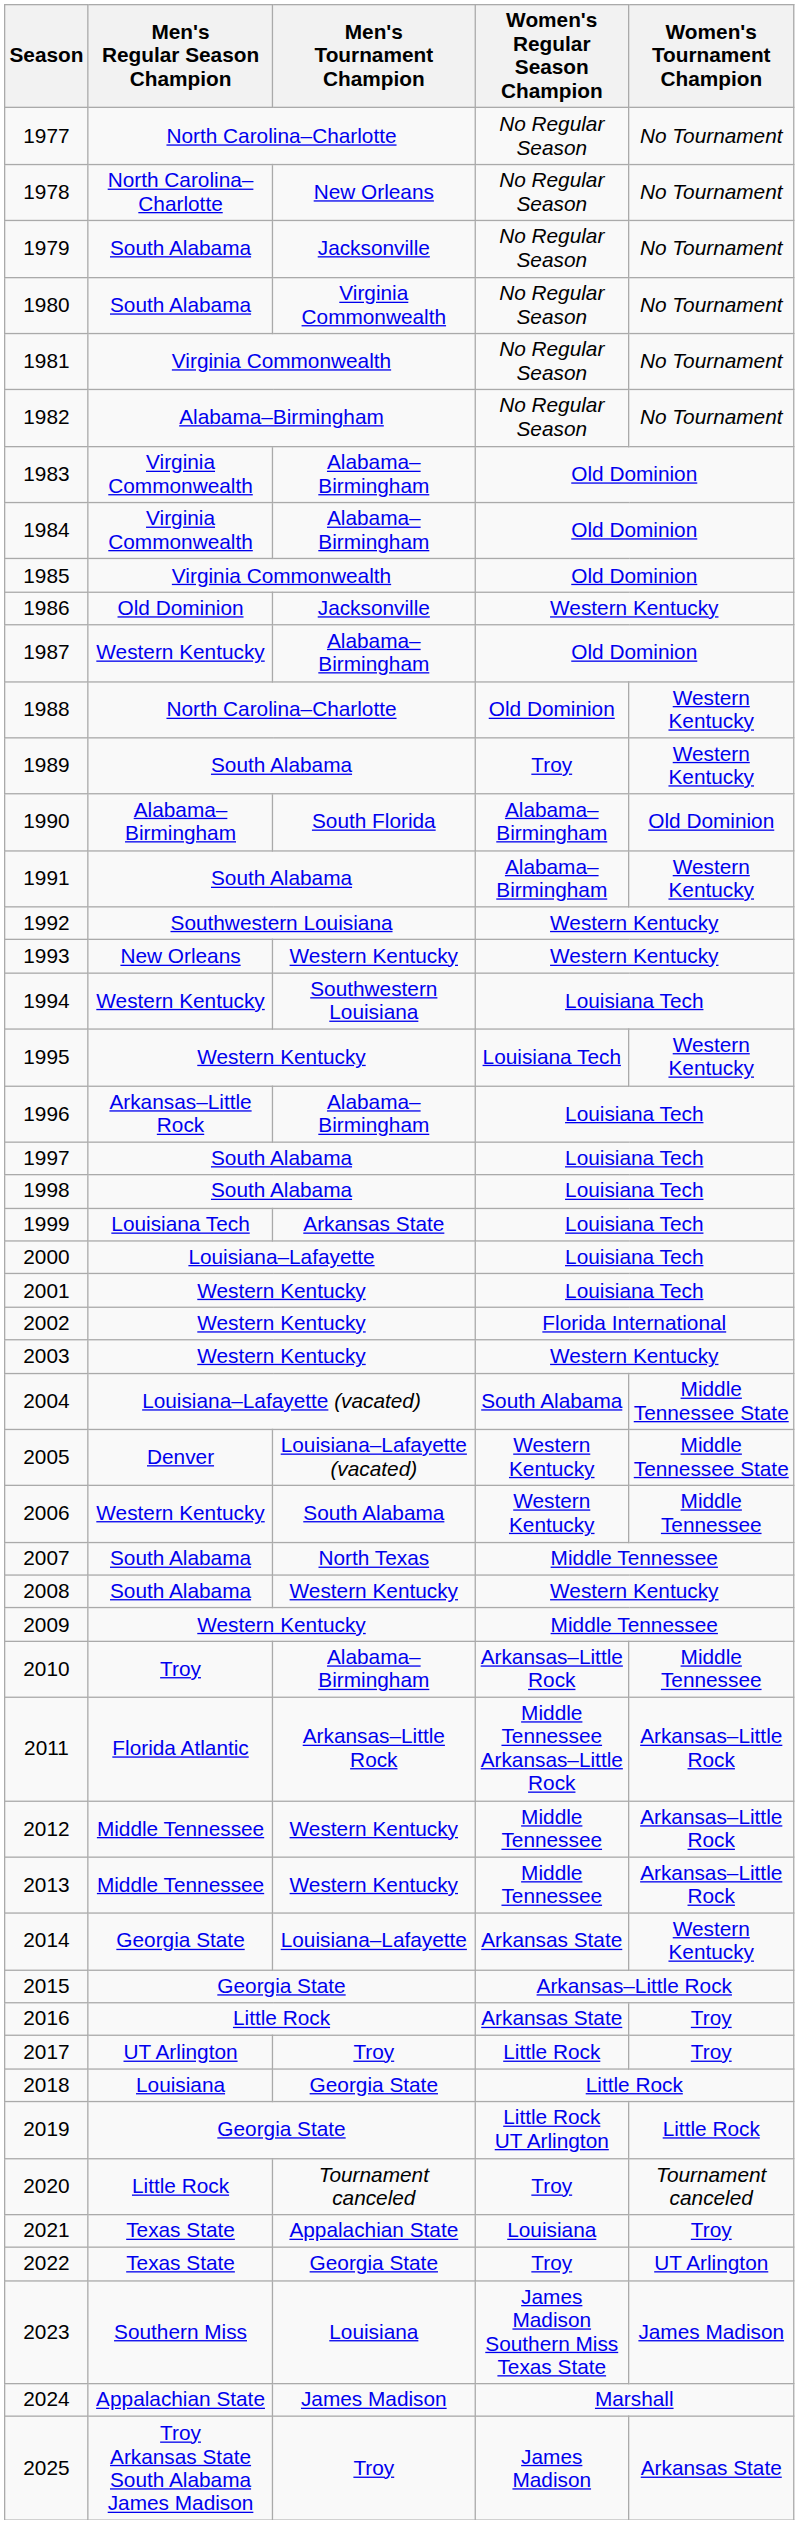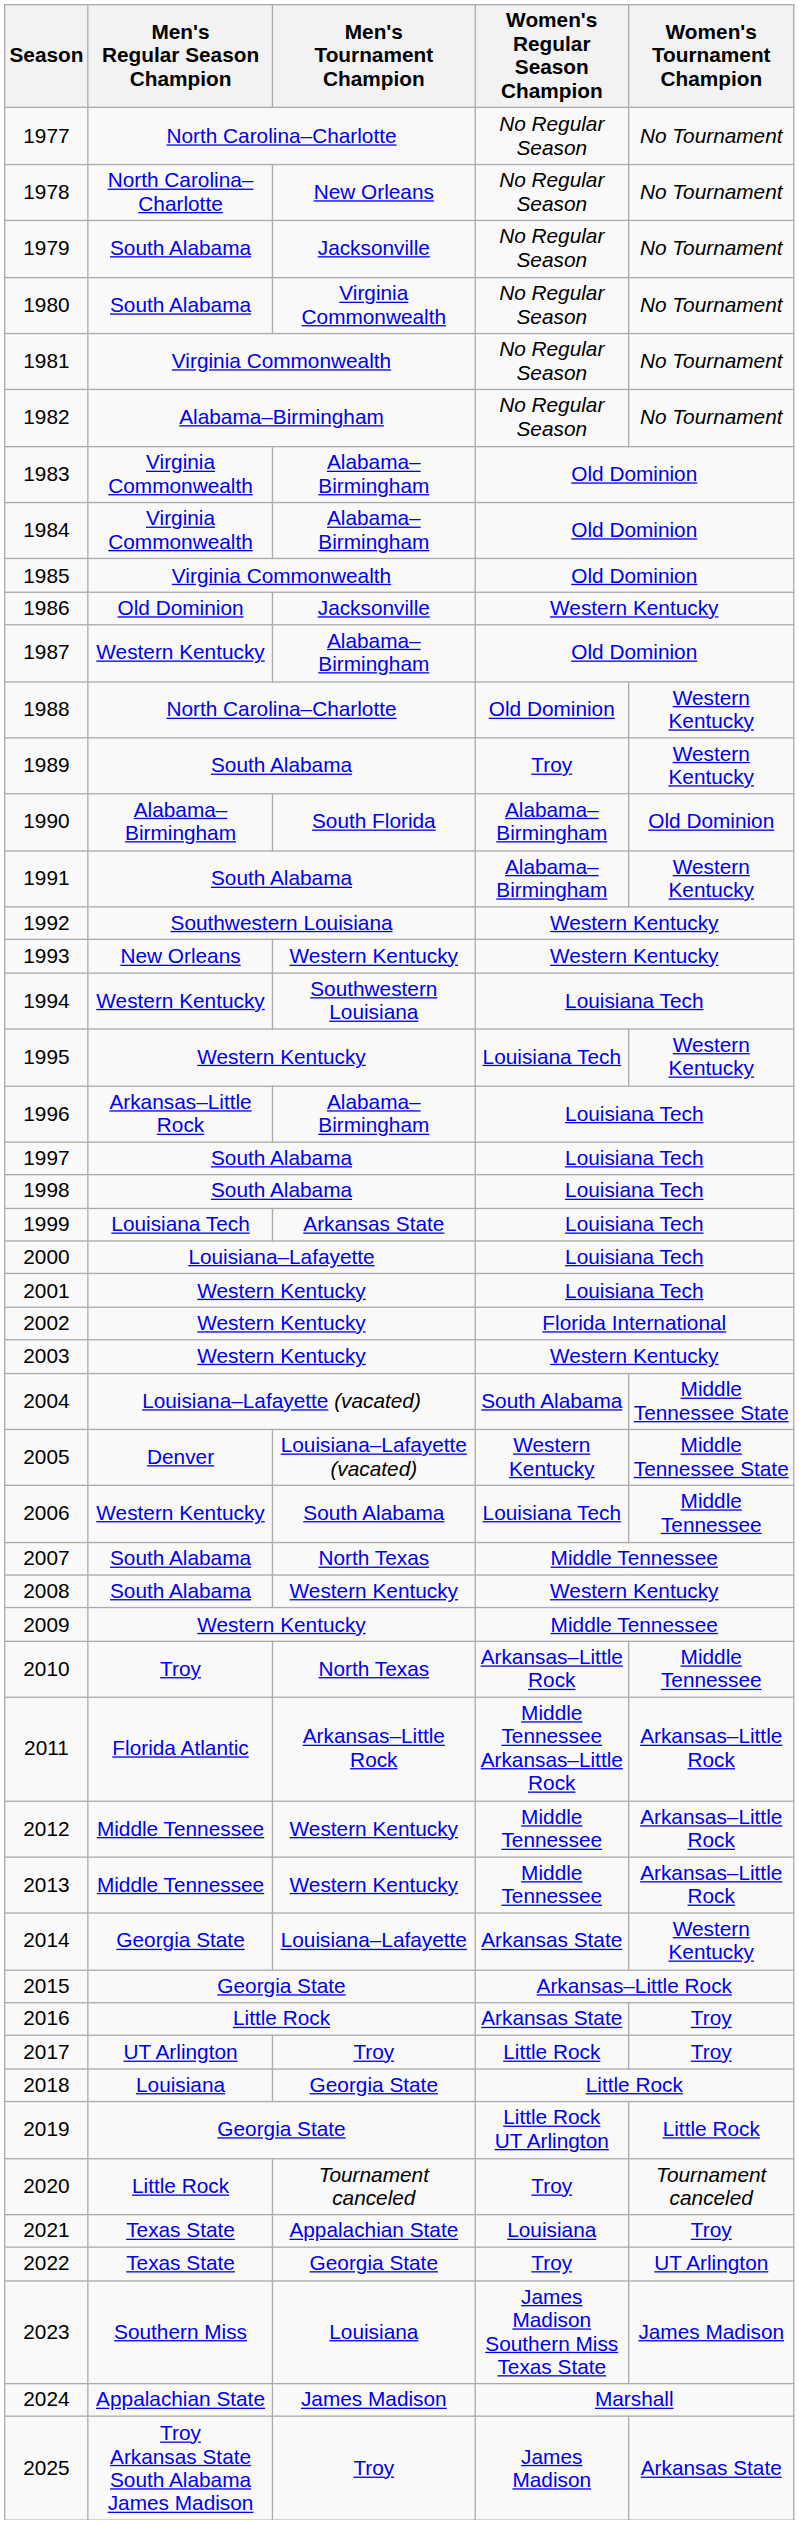(552, 1513) Western Kentucky -> (552, 1513) Louisiana Tech
(374, 1669) Alabama–Birmingham -> (374, 1669) North Texas
